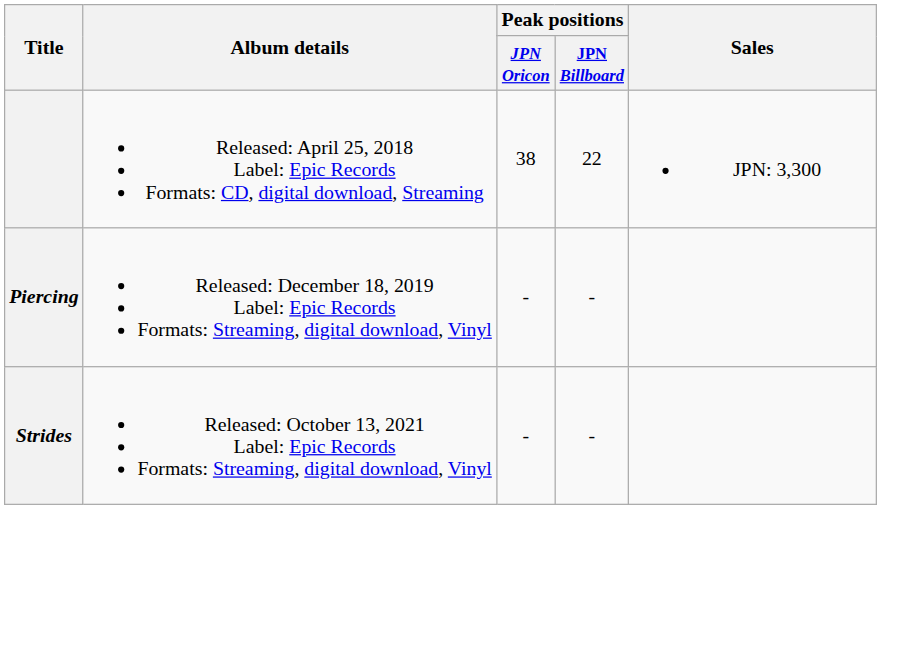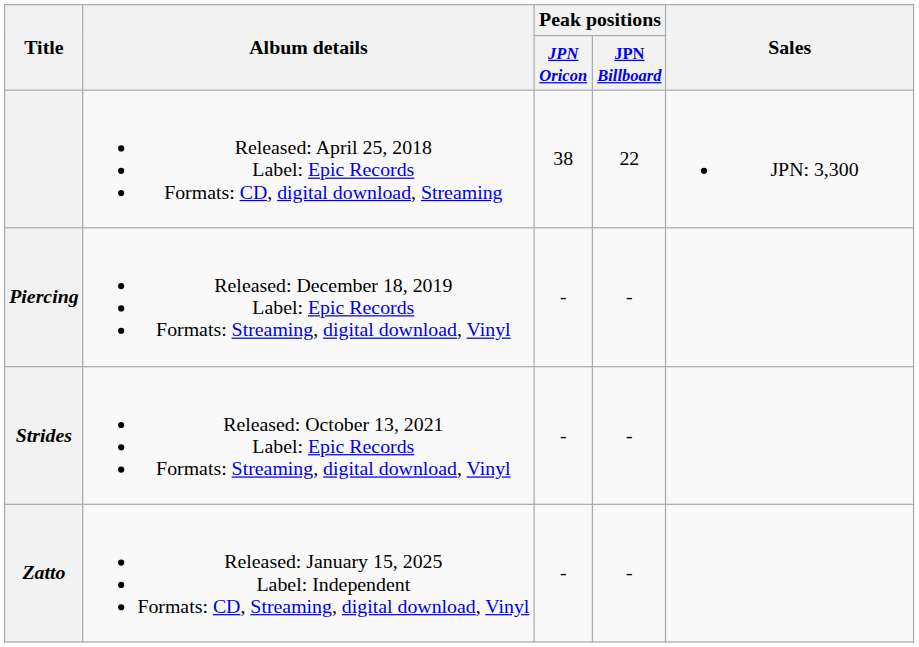+ row: (44, 573)
